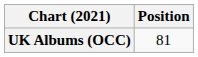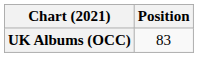(164, 40) 81 -> (164, 40) 83
